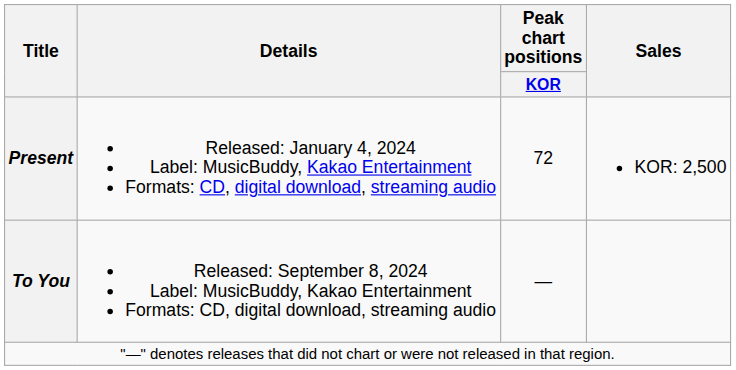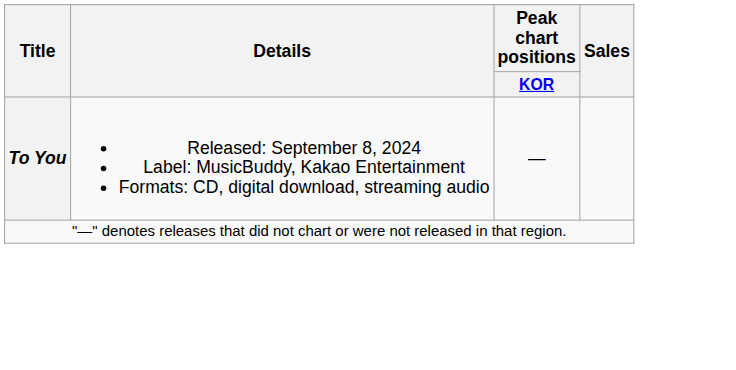- row: (41, 158)
